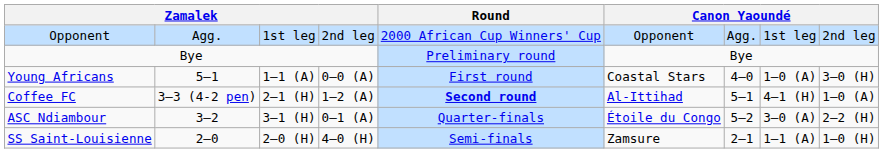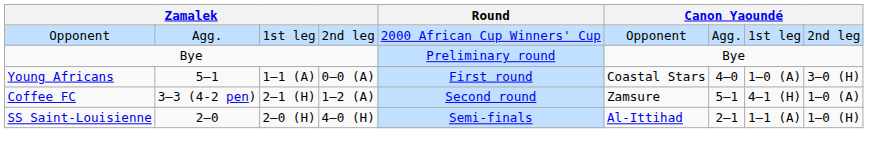(491, 97) bold -> (491, 97) normal
(645, 97) Al-Ittihad -> (634, 97) Zamsure
- row: (57, 118)
(634, 138) Zamsure -> (645, 118) Al-Ittihad
